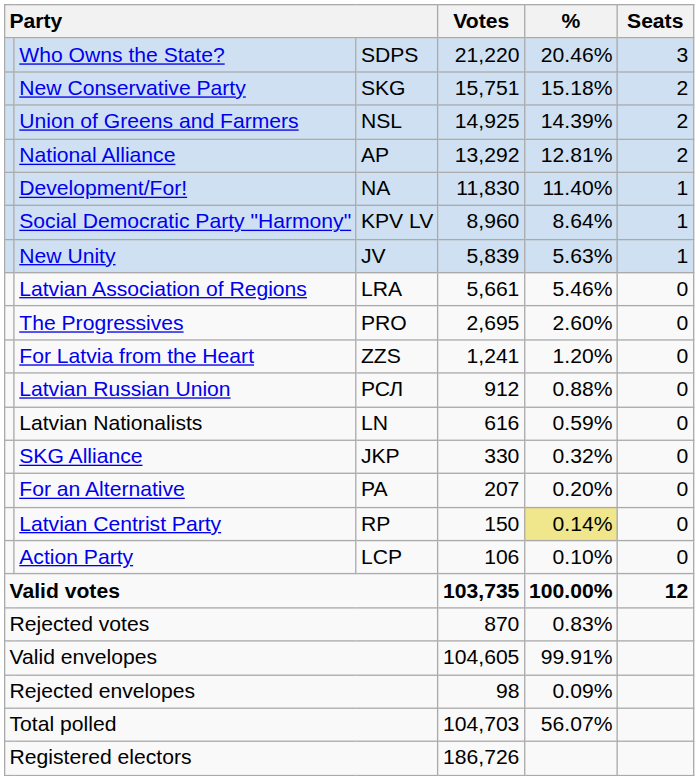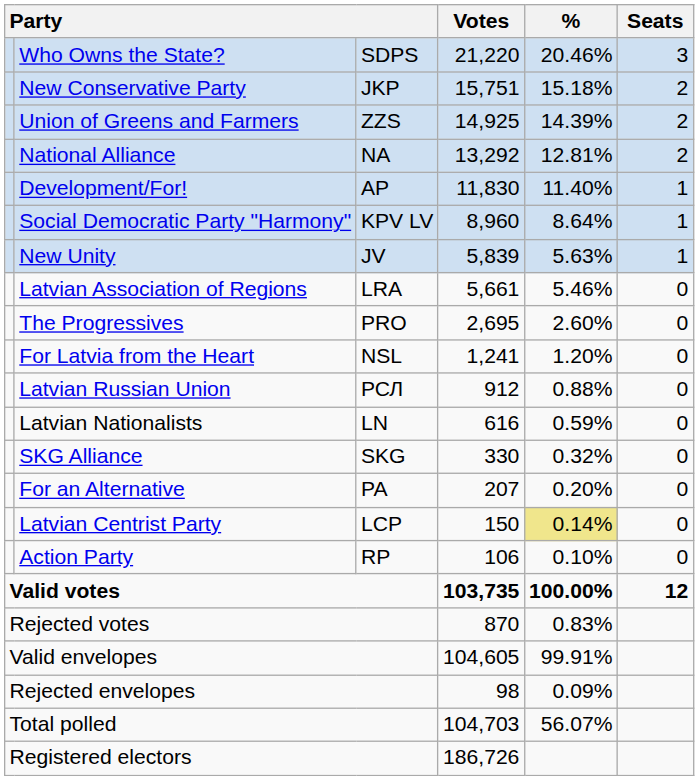(383, 88) SKG -> (380, 88) JKP
(381, 121) NSL -> (381, 121) ZZS
(375, 155) AP -> (376, 155) NA
(376, 188) NA -> (375, 188) AP
(381, 356) ZZS -> (381, 356) NSL
(380, 456) JKP -> (383, 456) SKG
(376, 523) RP -> (381, 523) LCP
(381, 557) LCP -> (376, 557) RP
